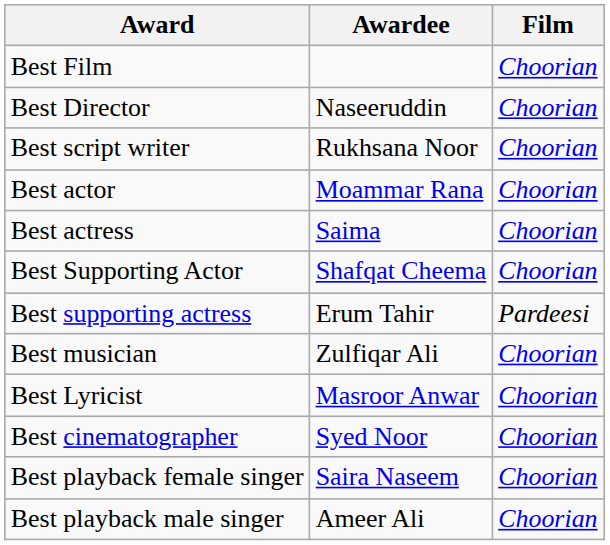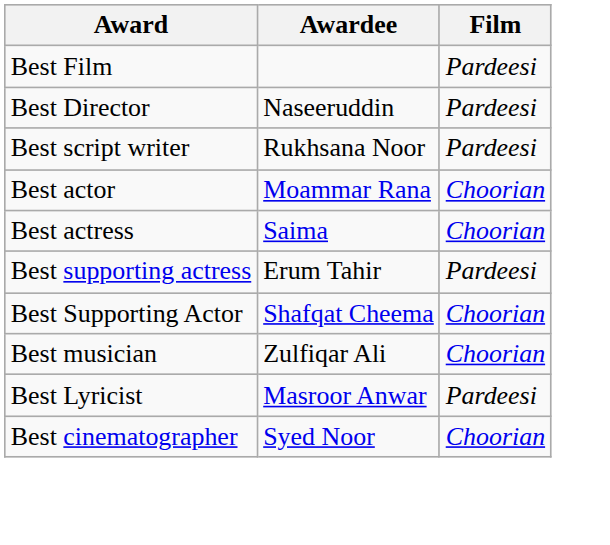(548, 66) Choorian -> (491, 66) Pardeesi
(548, 107) Choorian -> (491, 107) Pardeesi
(548, 148) Choorian -> (491, 148) Pardeesi
rows swapped: (127, 271) <-> (131, 312)
(548, 395) Choorian -> (491, 395) Pardeesi
- row: (157, 477)
- row: (147, 518)
